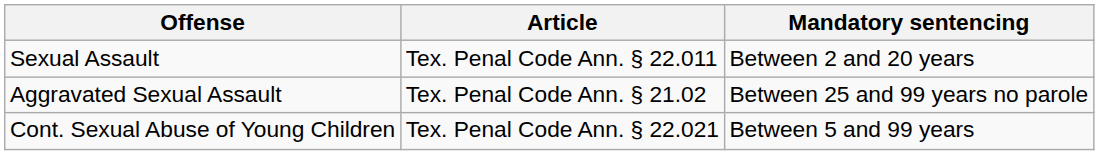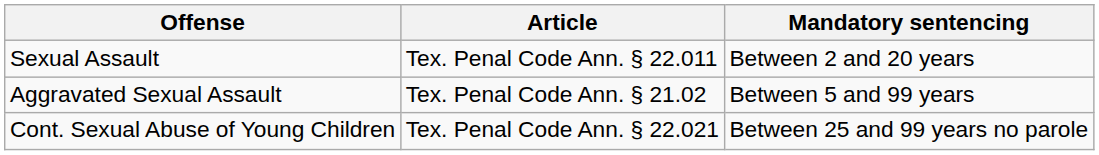(909, 94) Between 25 and 99 years no parole -> (852, 94) Between 5 and 99 years
(852, 130) Between 5 and 99 years -> (909, 130) Between 25 and 99 years no parole
